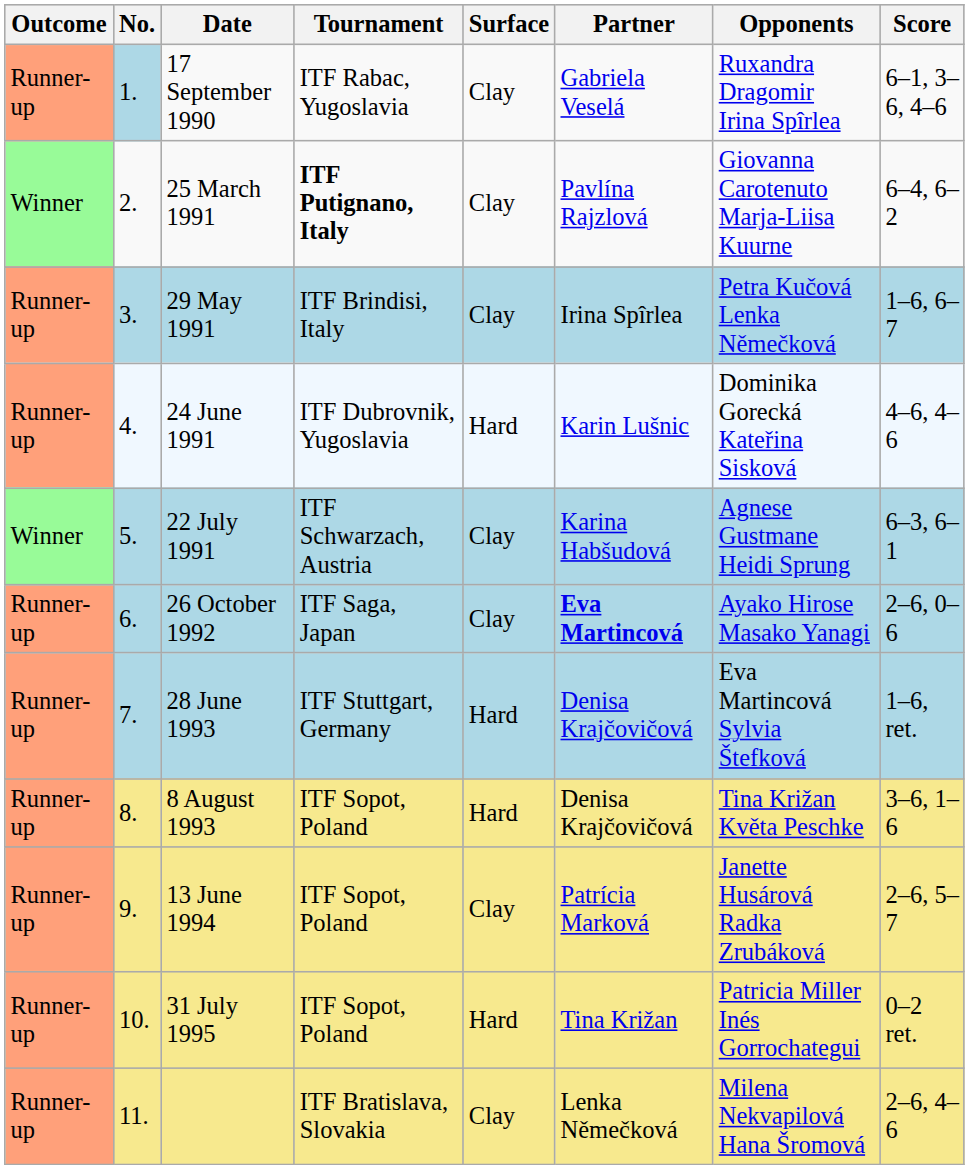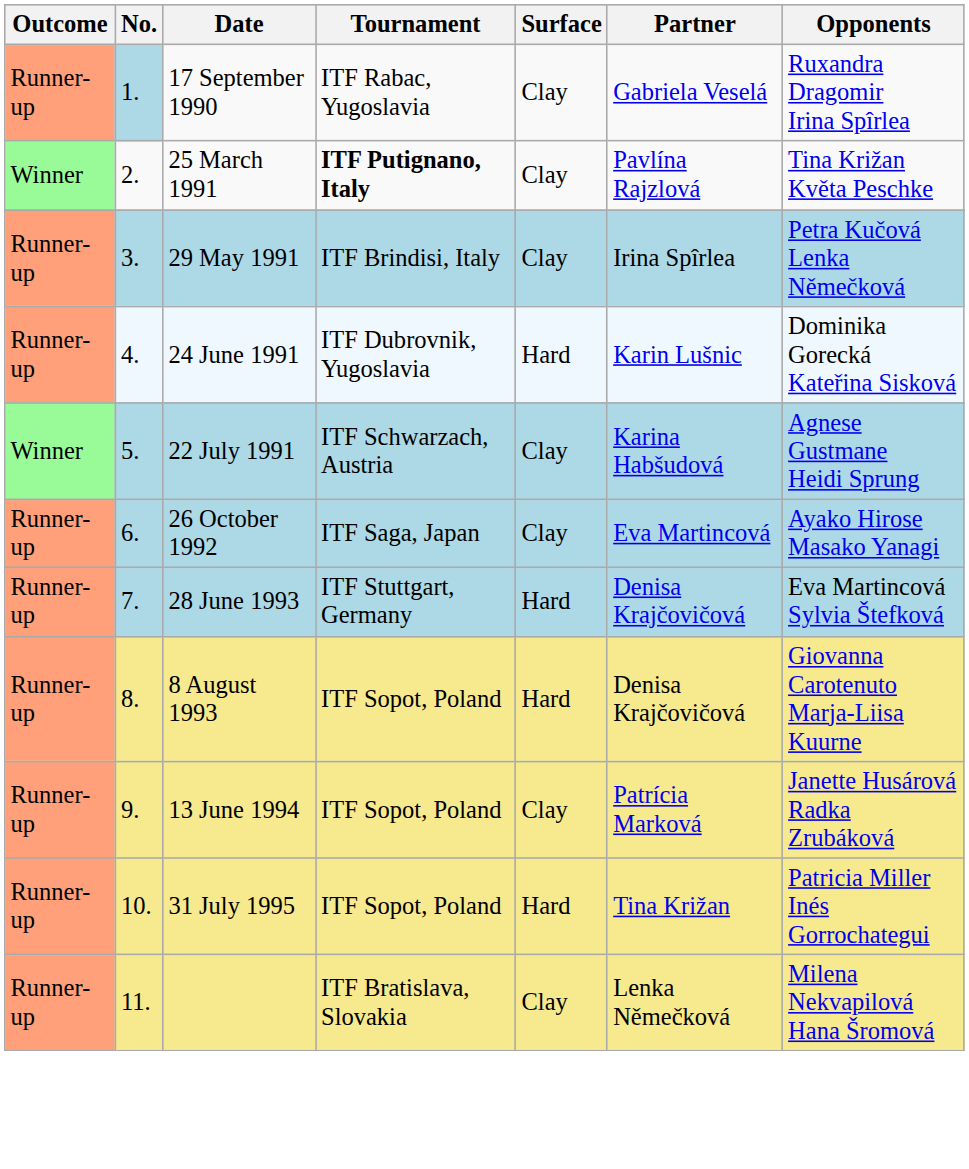- column: (922, 23)
(777, 203) Giovanna Carotenuto Marja-Liisa Kuurne -> (861, 174) Tina Križan Květa Peschke
(622, 618) bold -> (692, 532) normal
(791, 811) Tina Križan Květa Peschke -> (846, 697) Giovanna Carotenuto Marja-Liisa Kuurne
